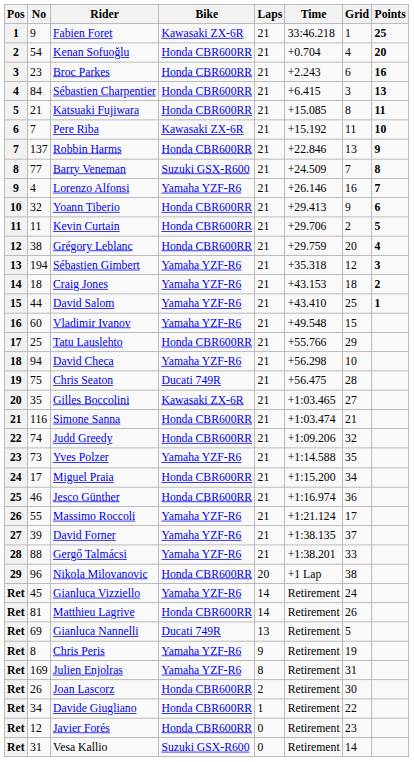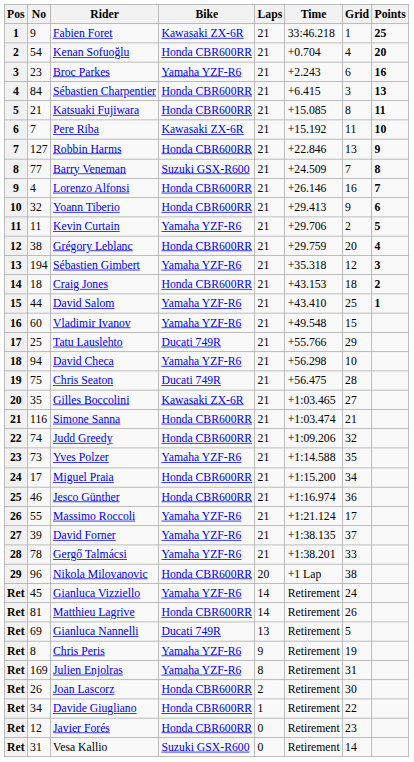(207, 72) Honda CBR600RR -> (201, 72) Yamaha YZF-R6
(39, 149) 137 -> (39, 149) 127
(201, 188) Yamaha YZF-R6 -> (207, 188) Honda CBR600RR
(207, 226) Honda CBR600RR -> (201, 226) Yamaha YZF-R6
(201, 284) Yamaha YZF-R6 -> (207, 284) Honda CBR600RR
(207, 342) Honda CBR600RR -> (191, 342) Ducati 749R
(36, 554) 88 -> (36, 554) 78
